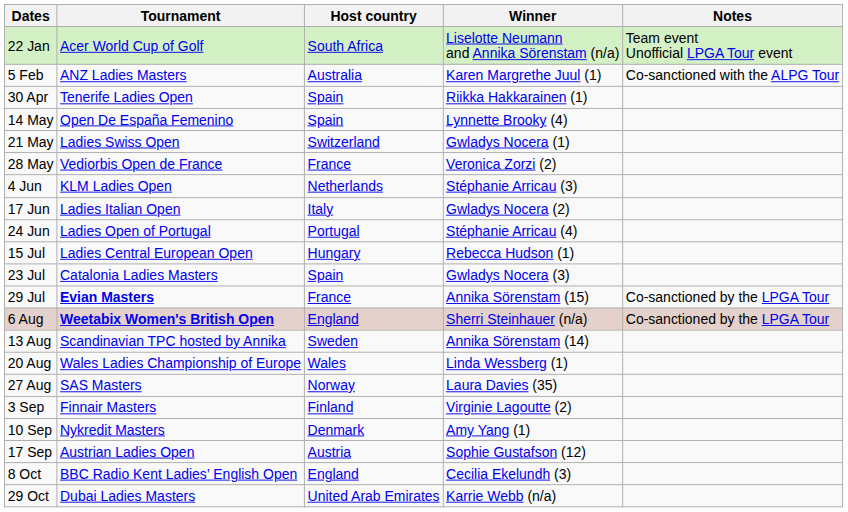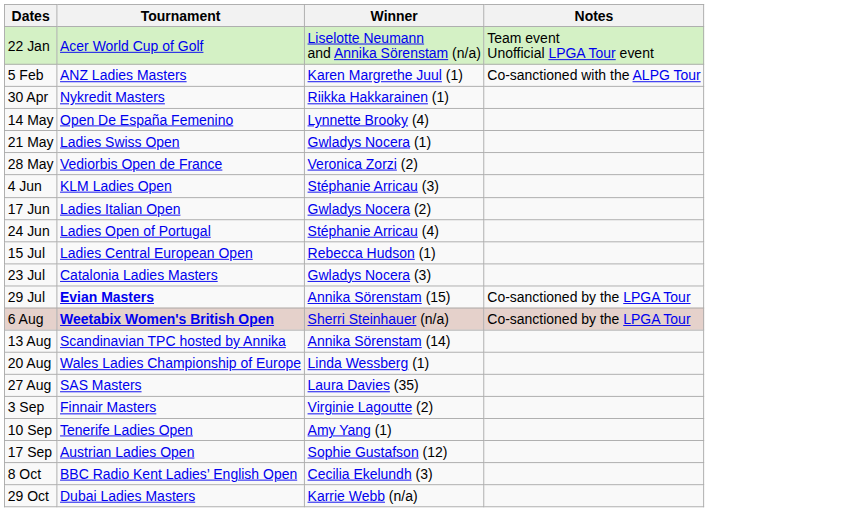- column: (374, 16)
(126, 98) Tenerife Ladies Open -> (112, 98) Nykredit Masters
(112, 430) Nykredit Masters -> (126, 430) Tenerife Ladies Open
